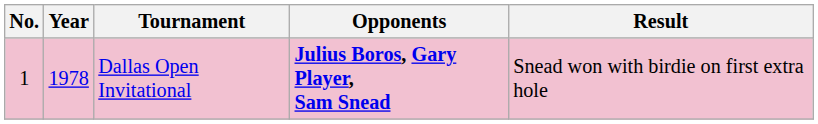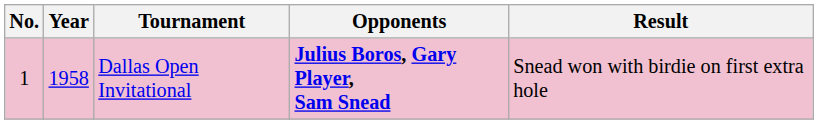(69, 78) 1978 -> (69, 78) 1958
